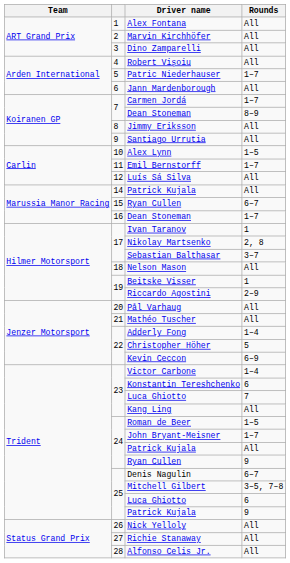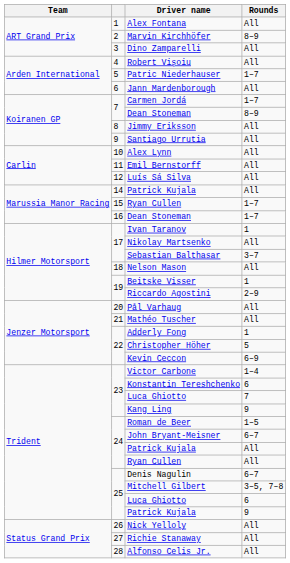(251, 37) All -> (251, 37) 8–9
(251, 153) 1–5 -> (251, 153) All
(251, 165) 1–7 -> (251, 165) All
(251, 204) 6–7 -> (251, 204) 1–7
(254, 243) 2, 8 -> (251, 243) All
(251, 333) 1–4 -> (247, 333) 1
(251, 410) All -> (247, 410) 9
(251, 436) 1–7 -> (251, 436) 6–7
(247, 462) 9 -> (251, 462) All
